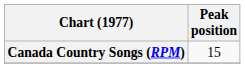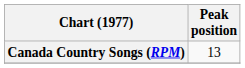(214, 52) 15 -> (214, 52) 13
